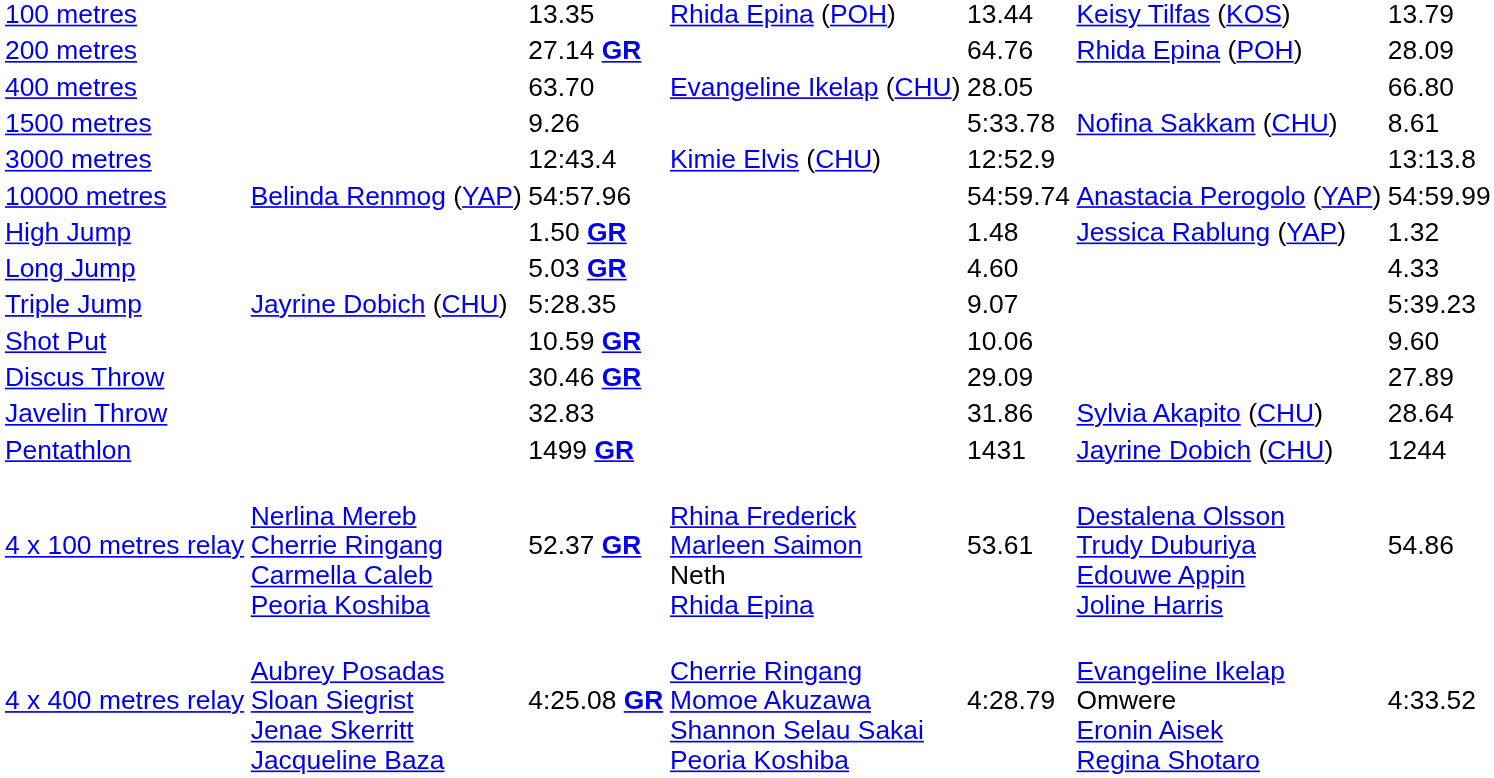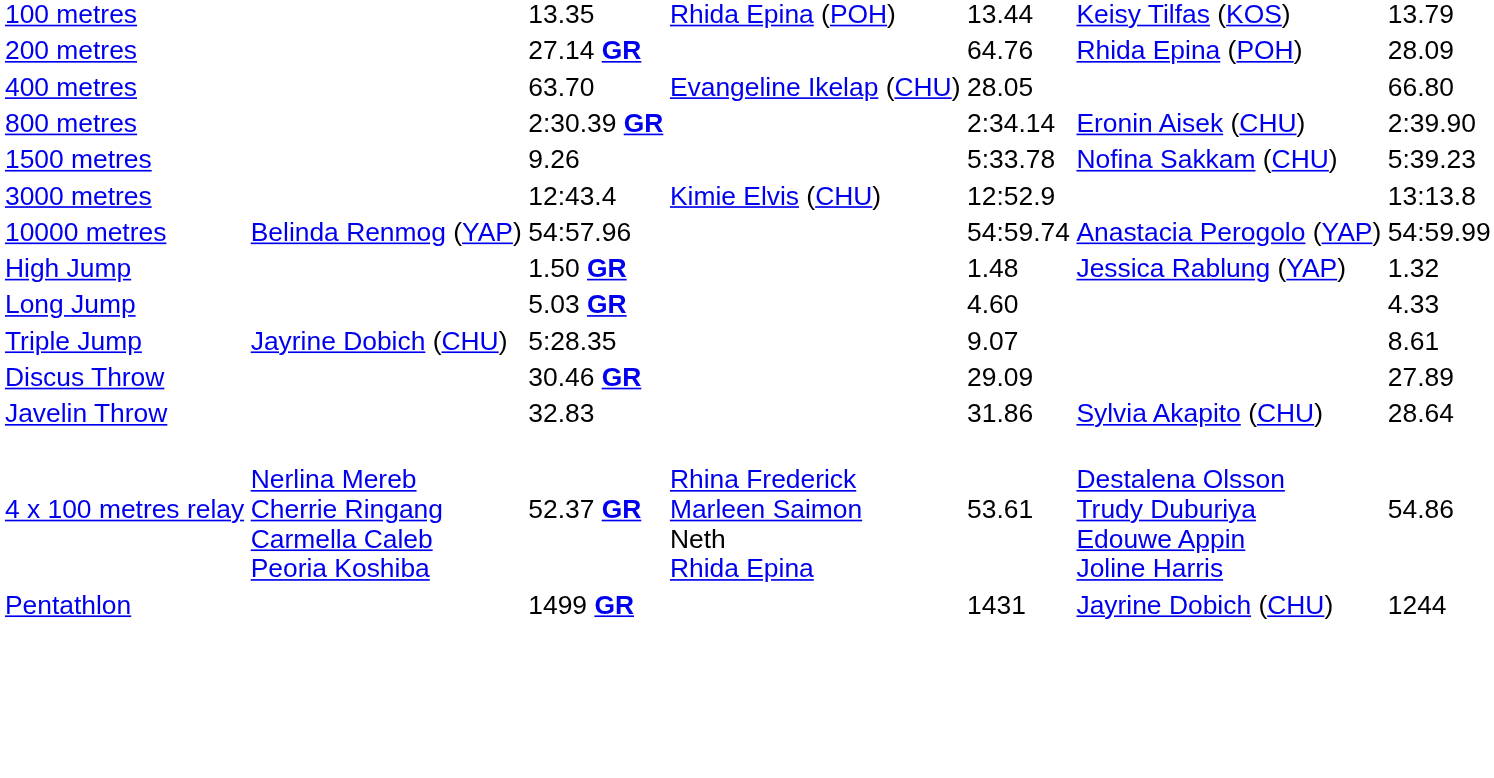+ row: (71, 123)
(1413, 123) 8.61 -> (1432, 159) 5:39.23
(1432, 304) 5:39.23 -> (1413, 341) 8.61
- row: (56, 341)
rows swapped: (68, 450) <-> (125, 545)
- row: (125, 700)
